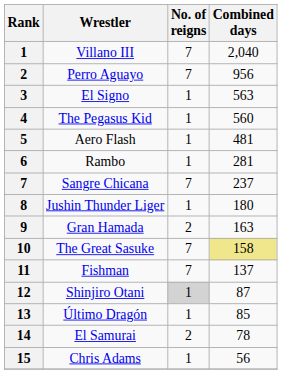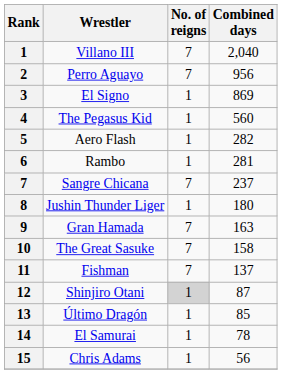(243, 96) 563 -> (243, 96) 869
(243, 140) 481 -> (243, 140) 282
(188, 227) 2 -> (188, 227) 7
(243, 249) khaki background -> (243, 249) no background
(188, 336) 2 -> (188, 336) 1
